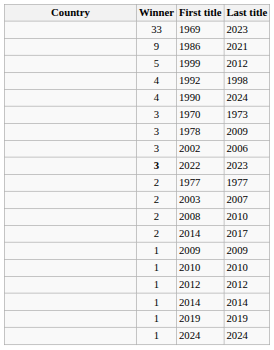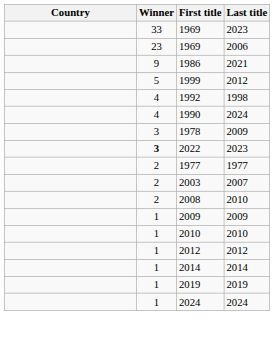+ row: (190, 47)
- row: (190, 115)
- row: (190, 149)
- row: (190, 234)
